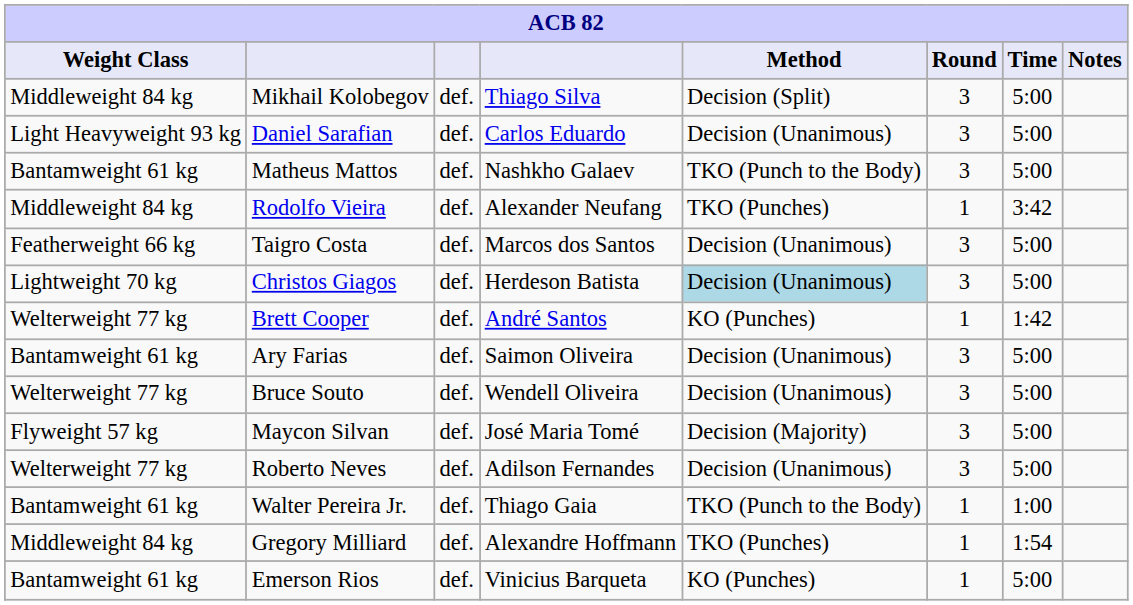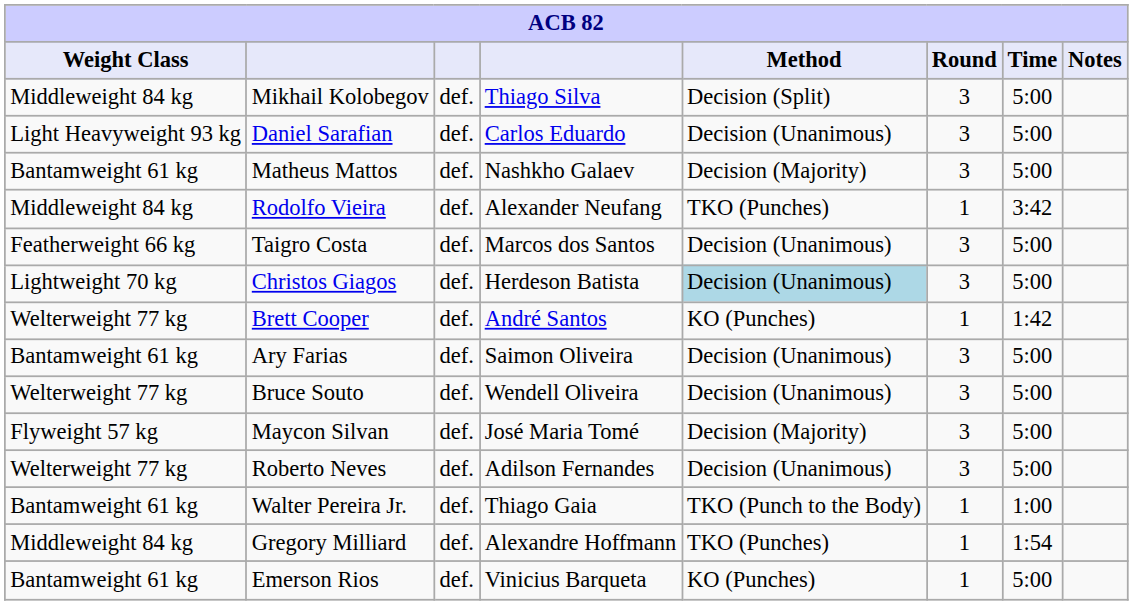(804, 171) TKO (Punch to the Body) -> (777, 171) Decision (Majority)
